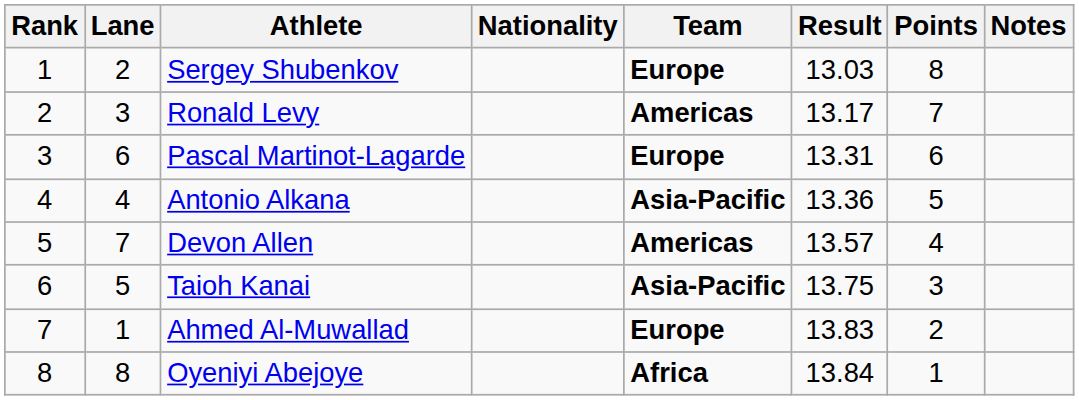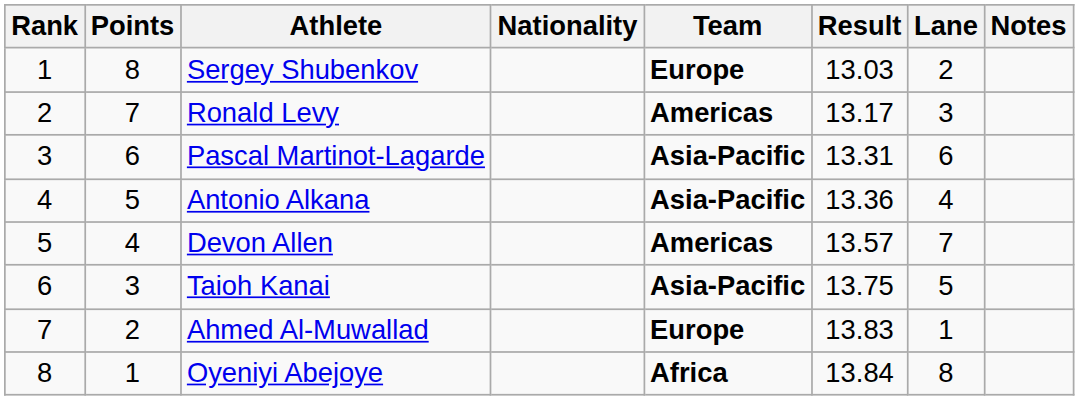columns swapped: (123, 26) <-> (936, 26)
(677, 156) Europe -> (728, 156) Asia-Pacific
